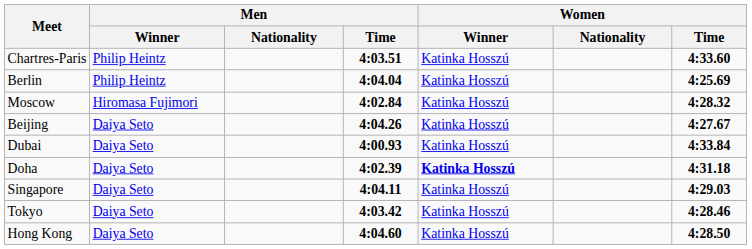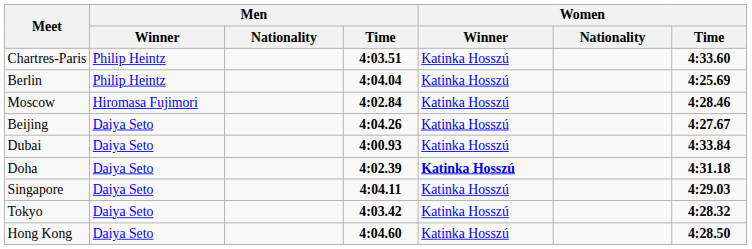(709, 102) 4:28.32 -> (709, 102) 4:28.46
(709, 211) 4:28.46 -> (709, 211) 4:28.32
